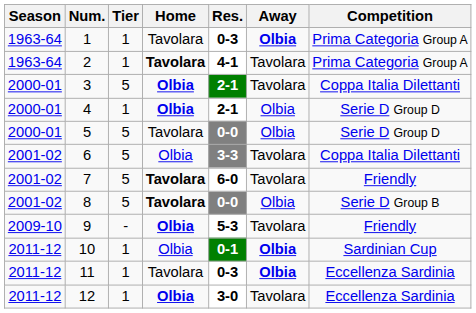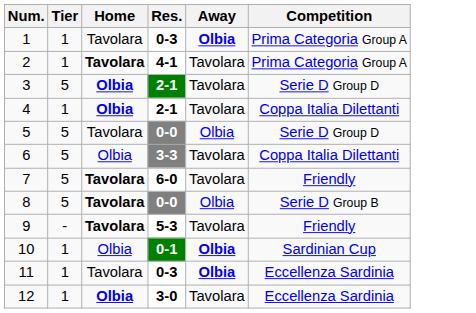- column: (35, 16)
(390, 86) Coppa Italia Dilettanti -> (329, 86) Serie D Group D
(278, 109) Olbia -> (217, 109) Tavolara
(390, 109) Serie D Group D -> (329, 109) Coppa Italia Dilettanti
(175, 226) Olbia -> (115, 226) Tavolara
